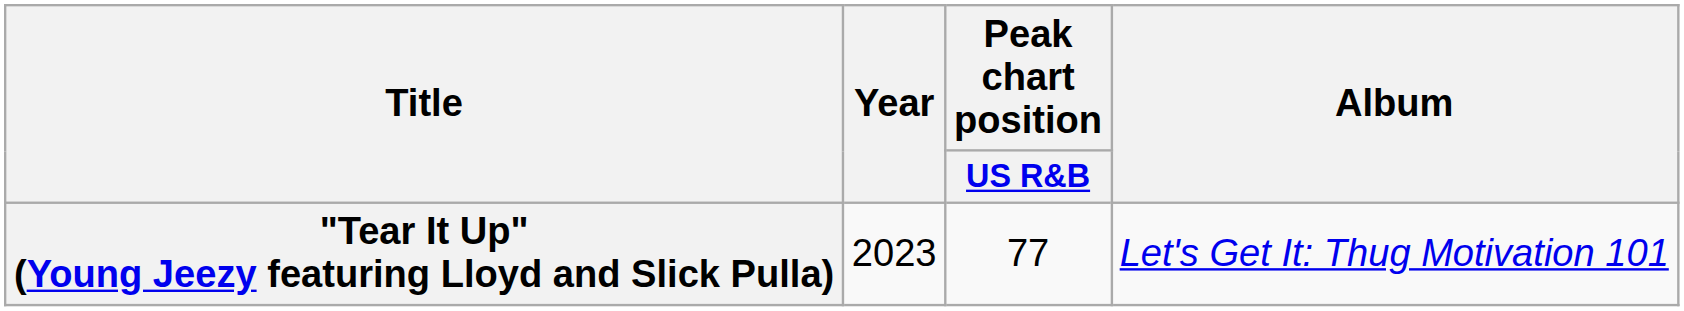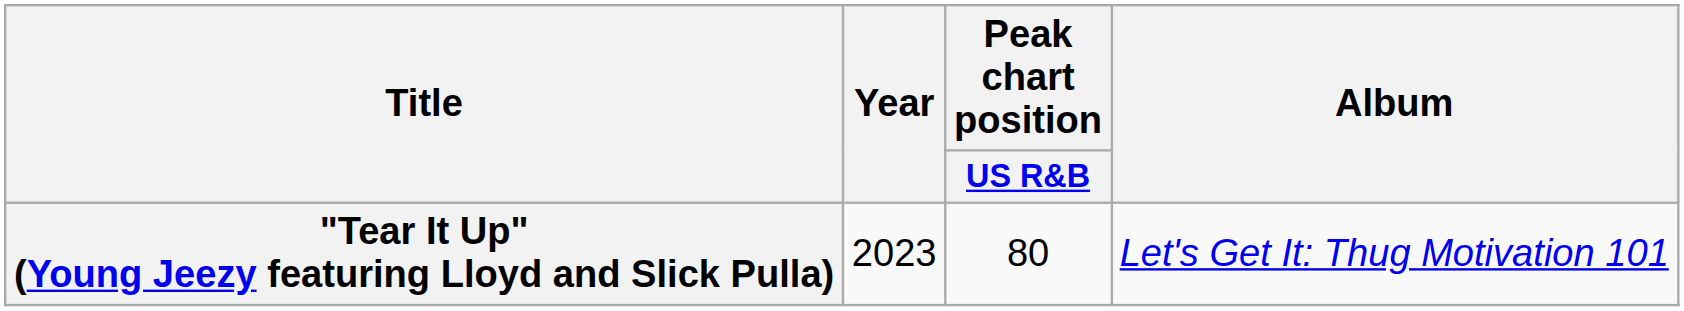(1028, 253) 77 -> (1028, 253) 80
